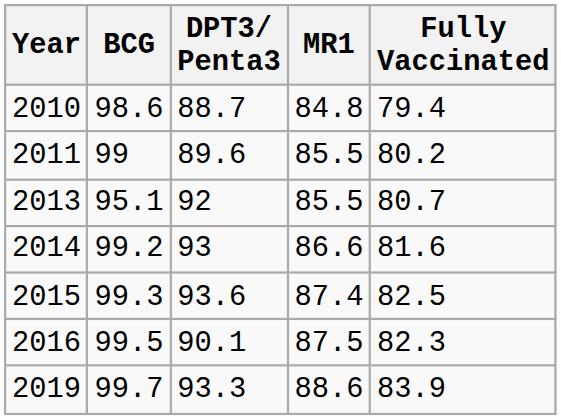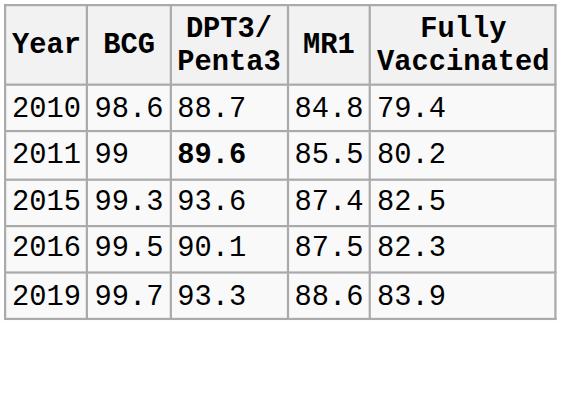(212, 155) normal -> (212, 155) bold
- row: (46, 202)
- row: (46, 249)
